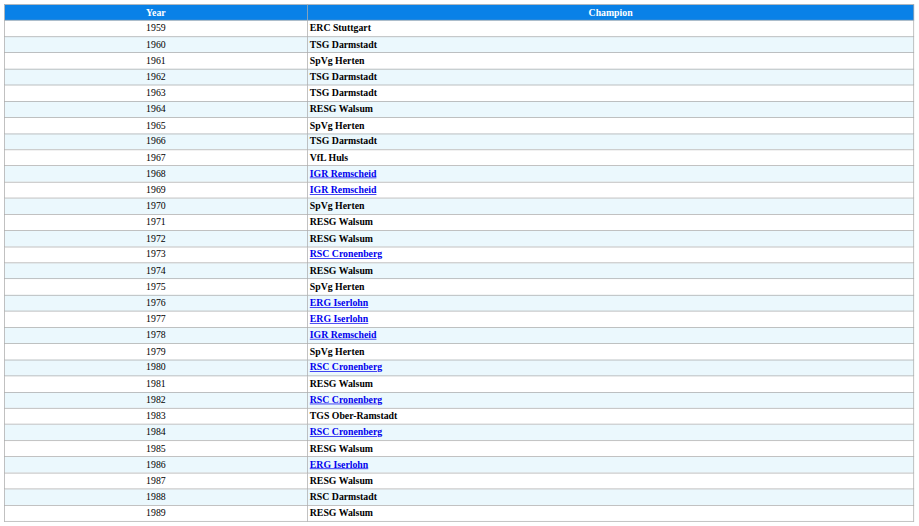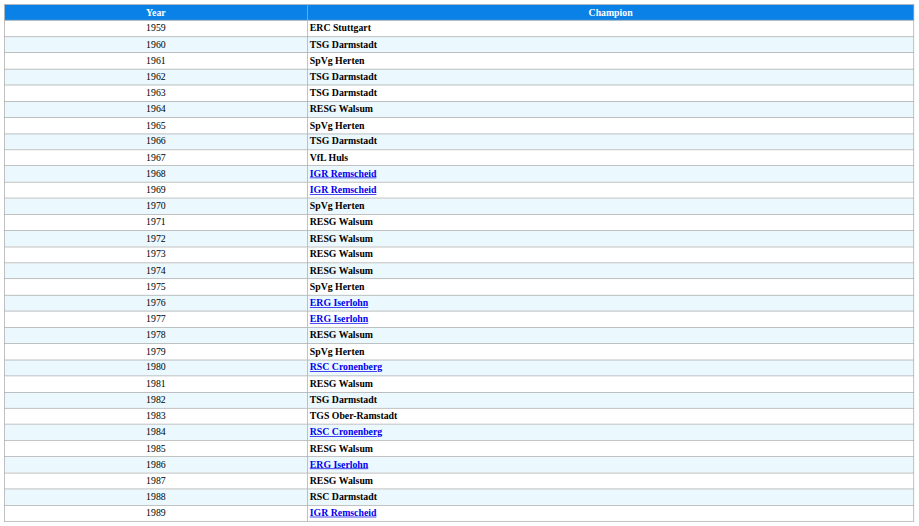(346, 254) RSC Cronenberg -> (341, 254) RESG Walsum
(343, 335) IGR Remscheid -> (341, 335) RESG Walsum
(346, 399) RSC Cronenberg -> (343, 399) TSG Darmstadt
(341, 512) RESG Walsum -> (343, 512) IGR Remscheid
